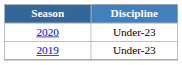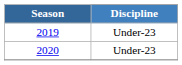rows swapped: (48, 51) <-> (48, 32)
